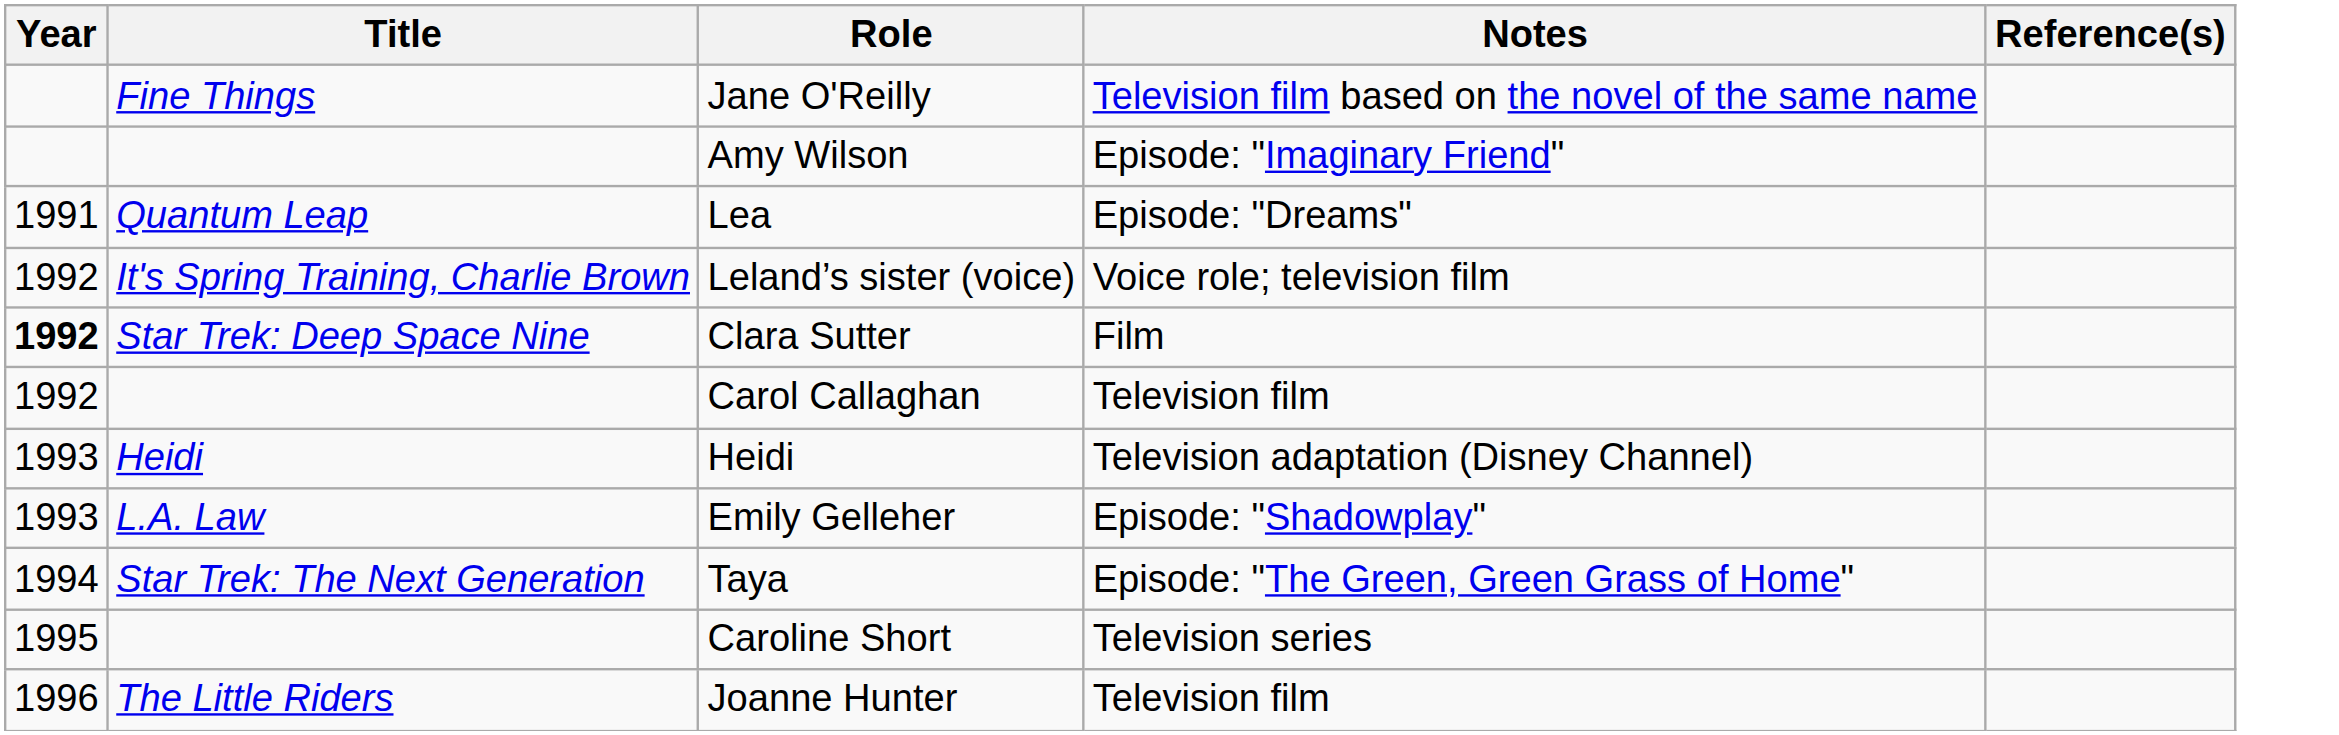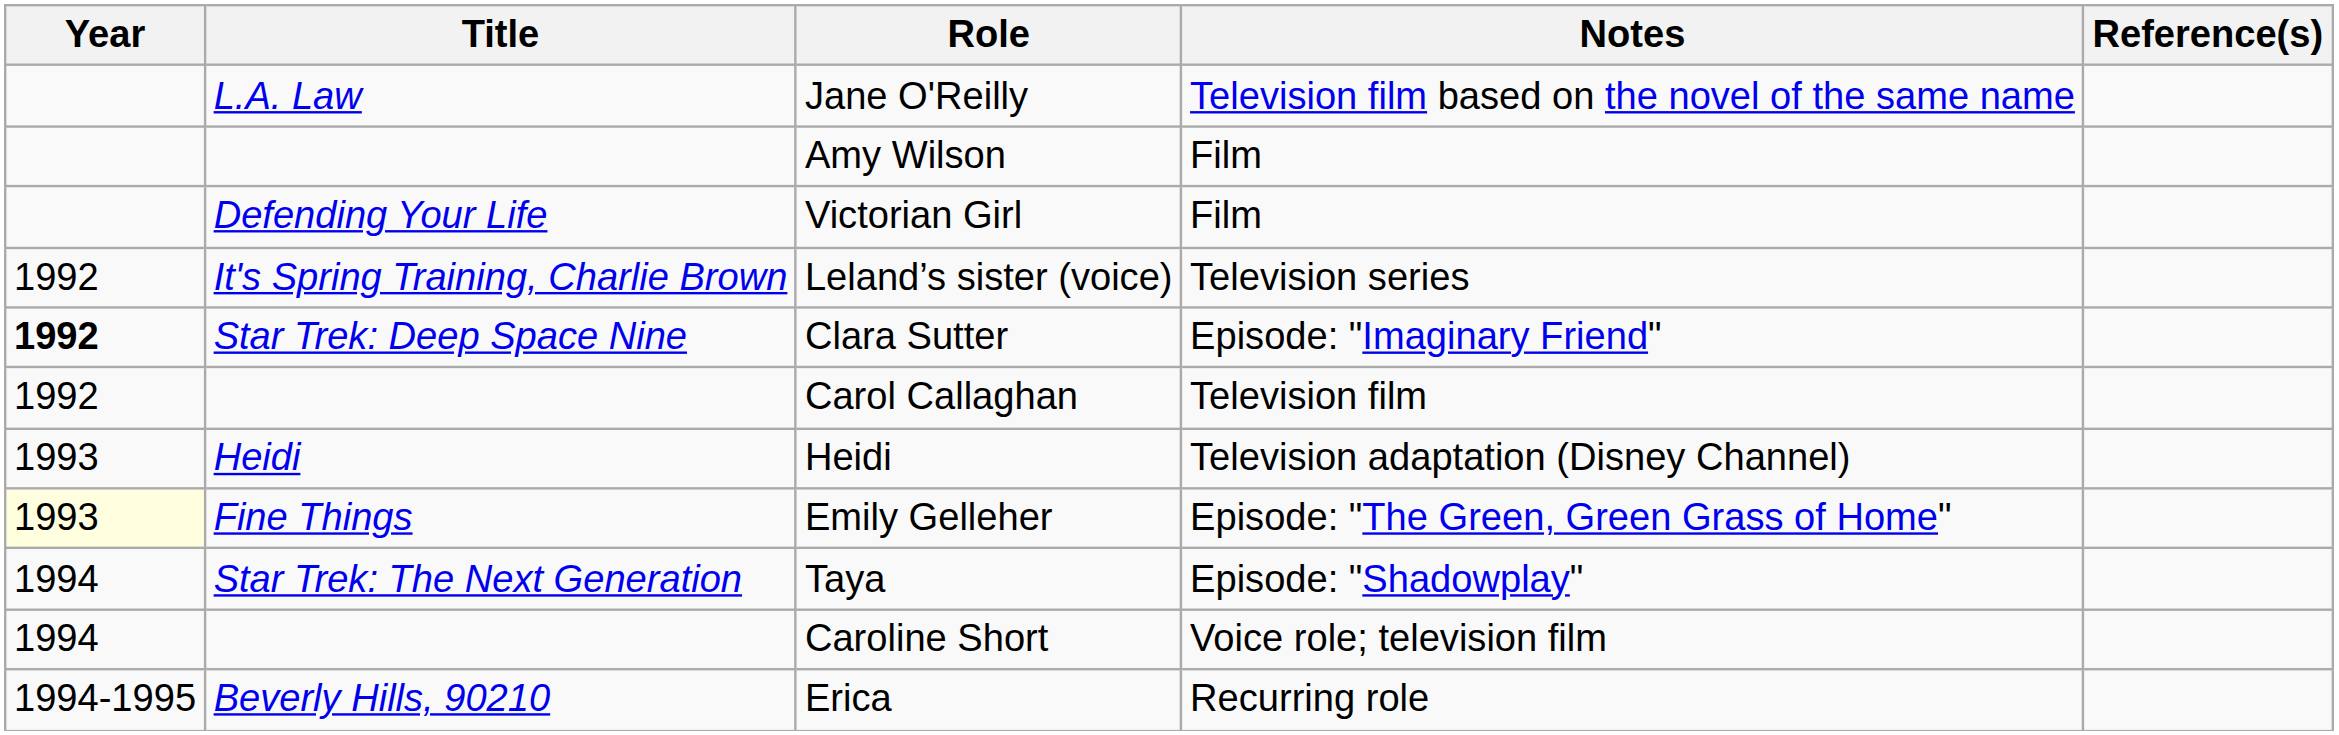(216, 95) Fine Things -> (288, 95) L.A. Law
(1328, 155) Episode: "Imaginary Friend" -> (1226, 155) Film
+ row: (914, 215)
- row: (739, 215)
(1301, 276) Voice role; television film -> (1330, 276) Television series
(1129, 336) Film -> (1426, 336) Episode: "Imaginary Friend"
(56, 517) no background -> (56, 517) lightyellow background
(190, 517) L.A. Law -> (313, 517) Fine Things
(1289, 517) Episode: "Shadowplay" -> (1571, 517) Episode: "The Green, Green Grass of Home"
(1473, 578) Episode: "The Green, Green Grass of Home" -> (1387, 578) Episode: "Shadowplay"
(56, 638) 1995 -> (56, 638) 1994
(1232, 638) Television series -> (1399, 638) Voice role; television film
+ row: (848, 699)
- row: (832, 699)
